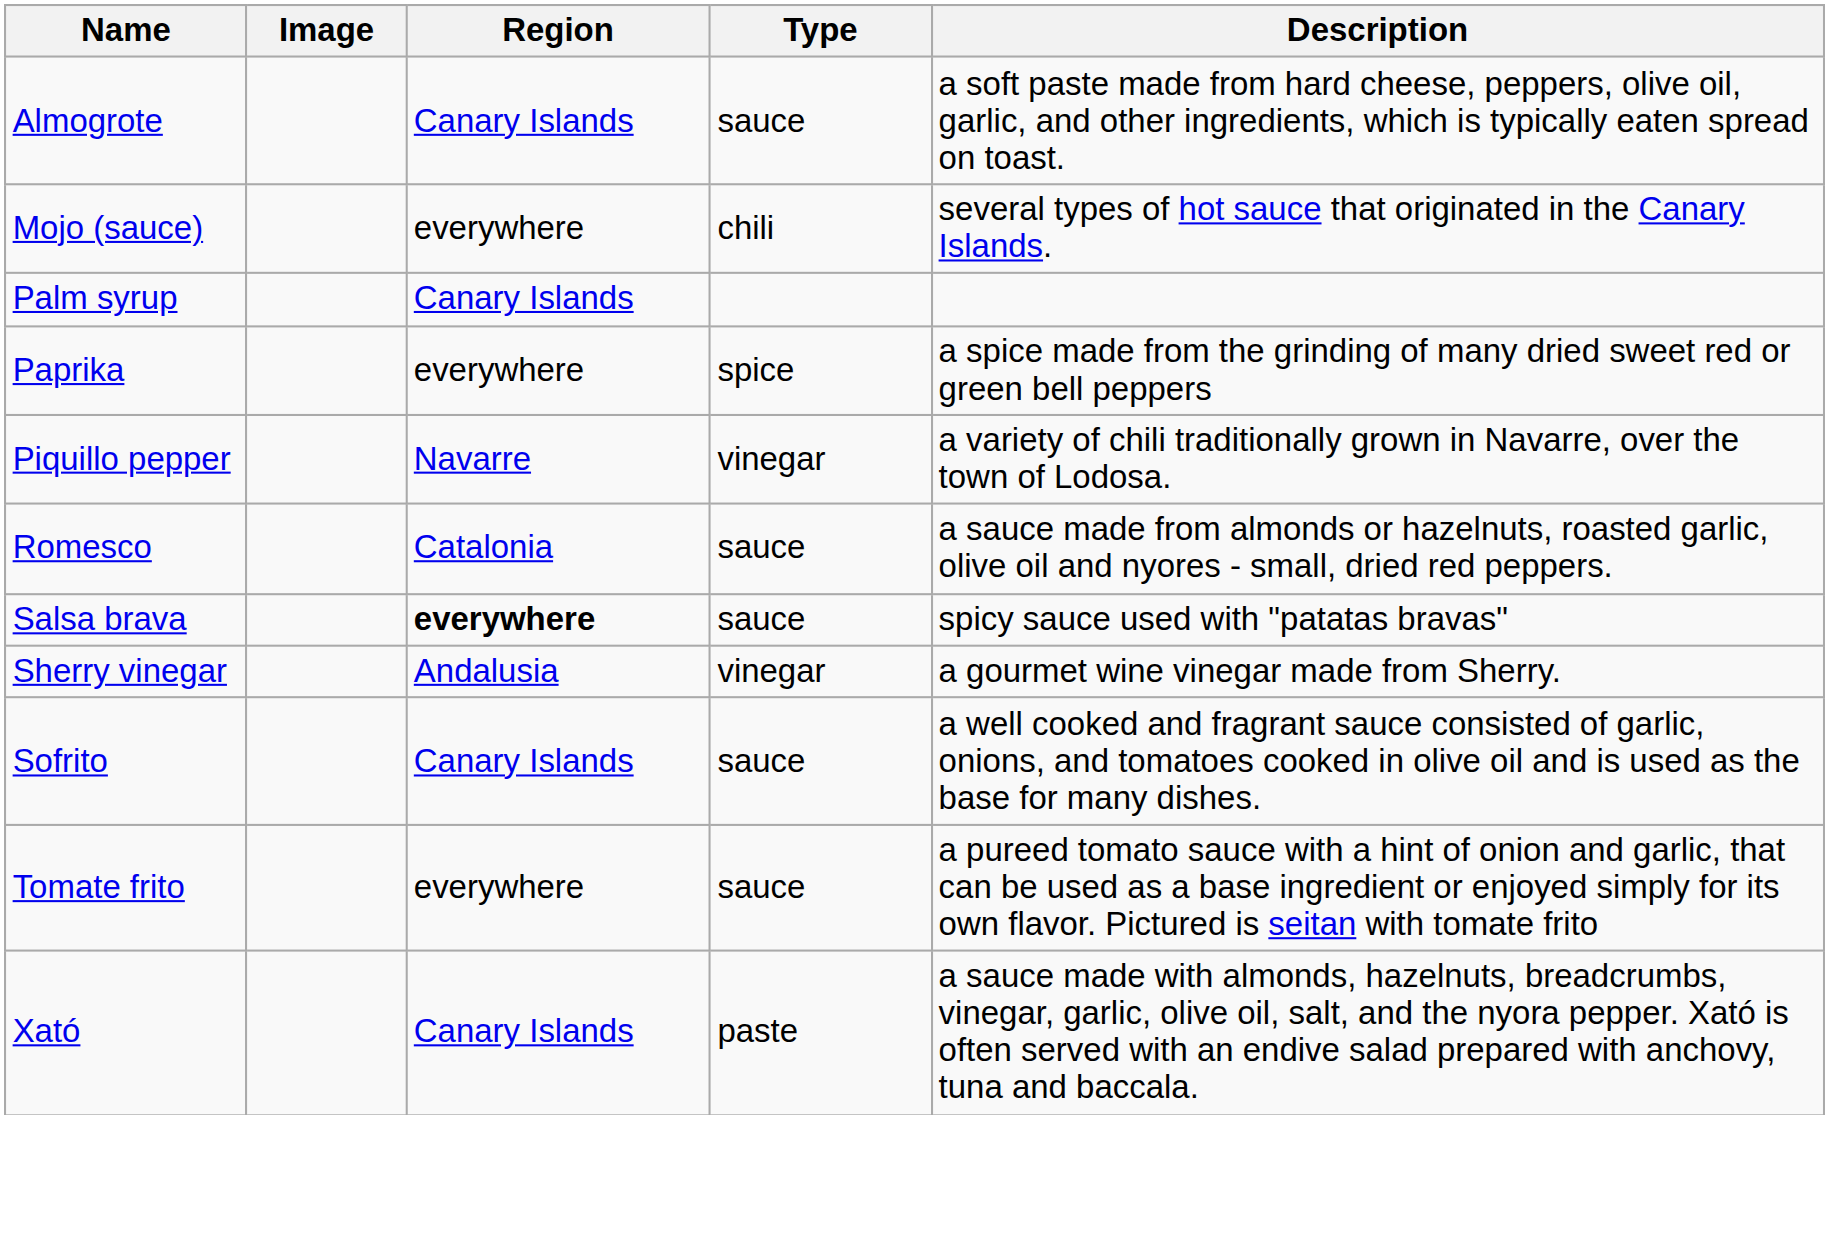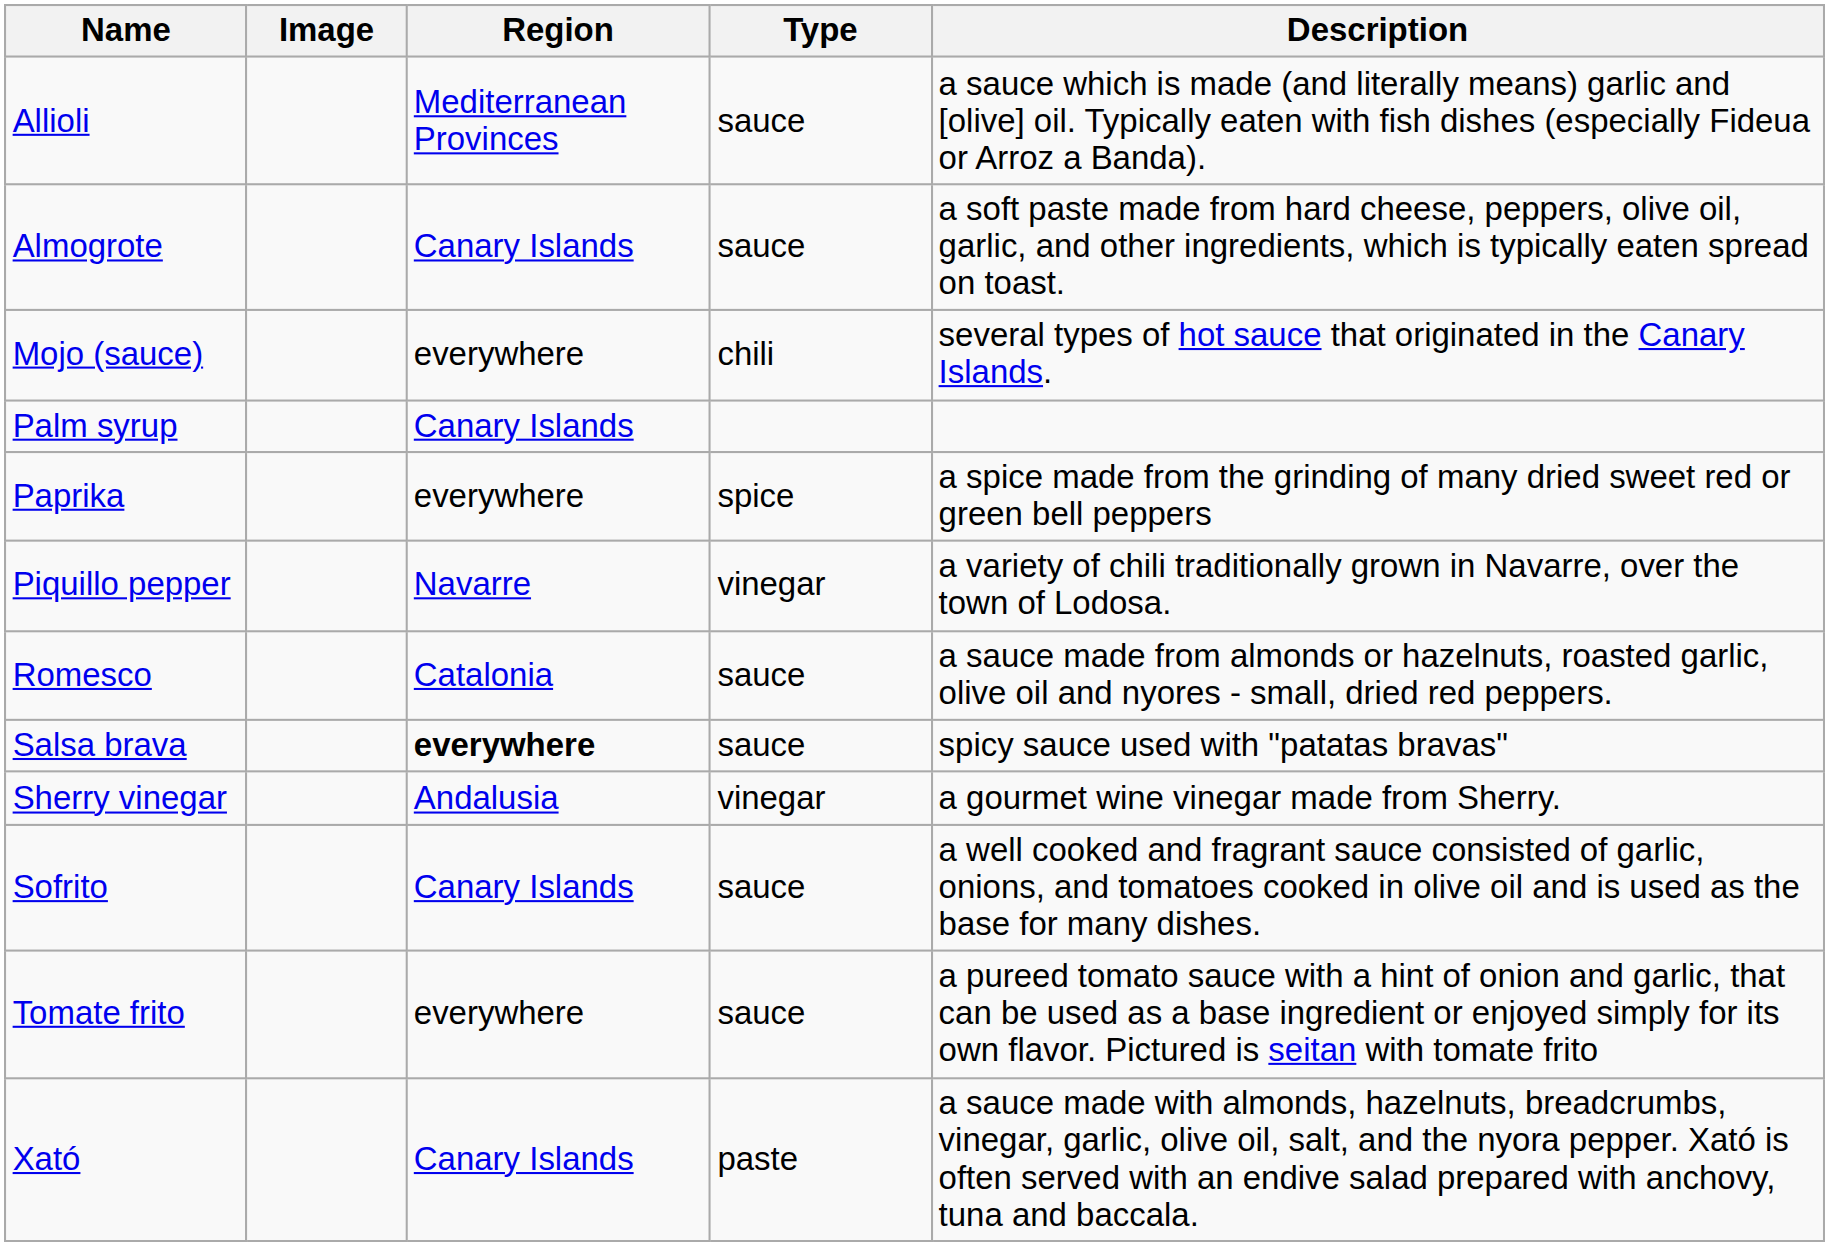+ row: (51, 119)
